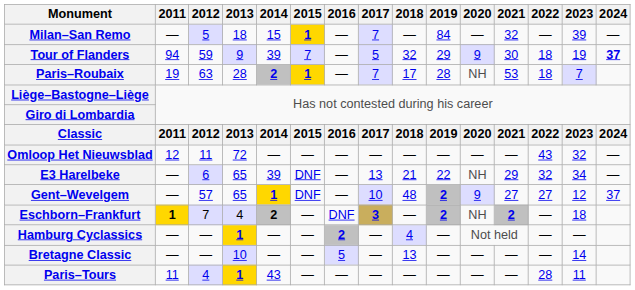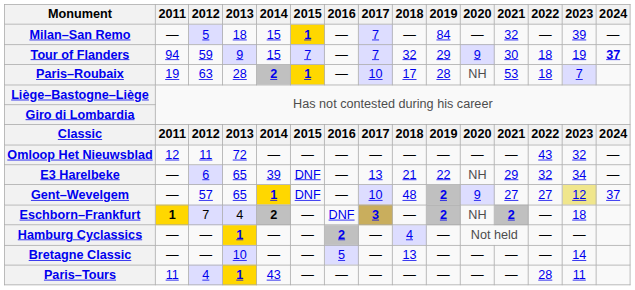(274, 54) 39 -> (274, 54) 15
(376, 54) 5 -> (376, 54) 7
(376, 74) 7 -> (376, 74) 10
(579, 194) no background -> (579, 194) khaki background
